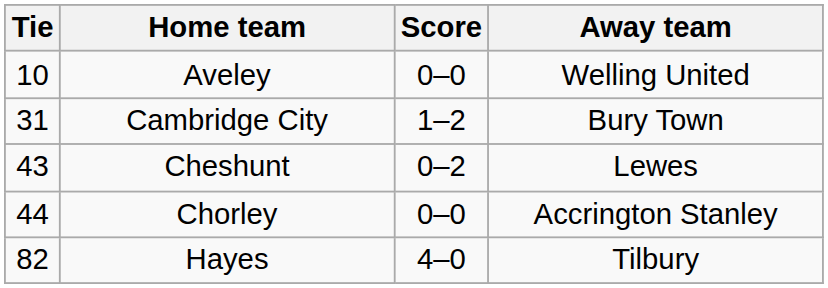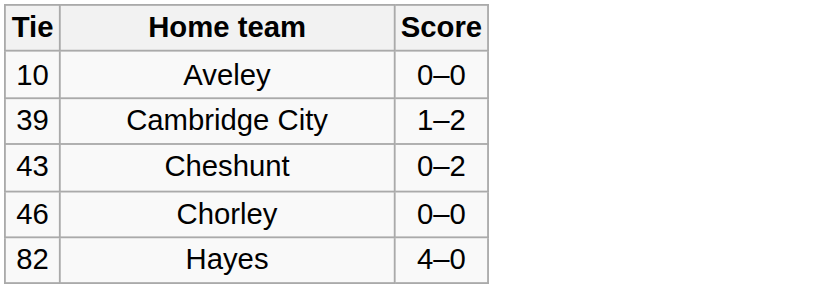- column: (656, 27)
(33, 120) 31 -> (33, 120) 39
(33, 213) 44 -> (33, 213) 46
